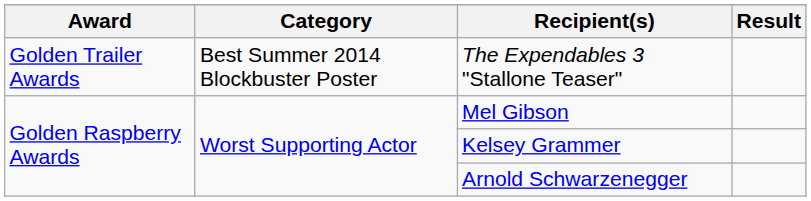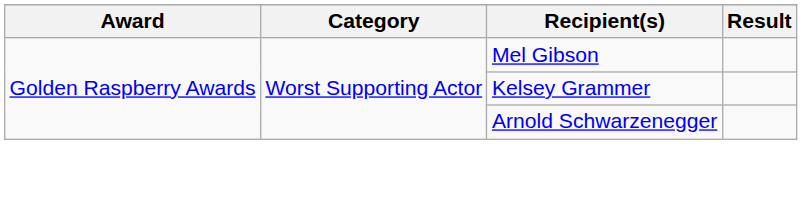- row: (553, 66)
